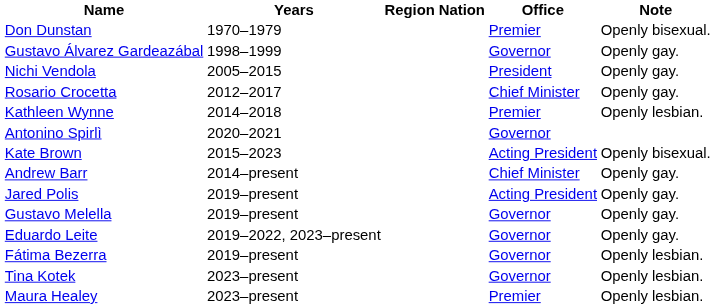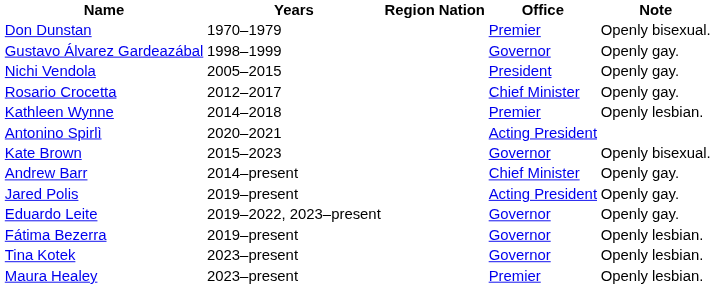(520, 132) Governor -> (543, 132) Acting President
(543, 153) Acting President -> (520, 153) Governor
- row: (58, 214)
